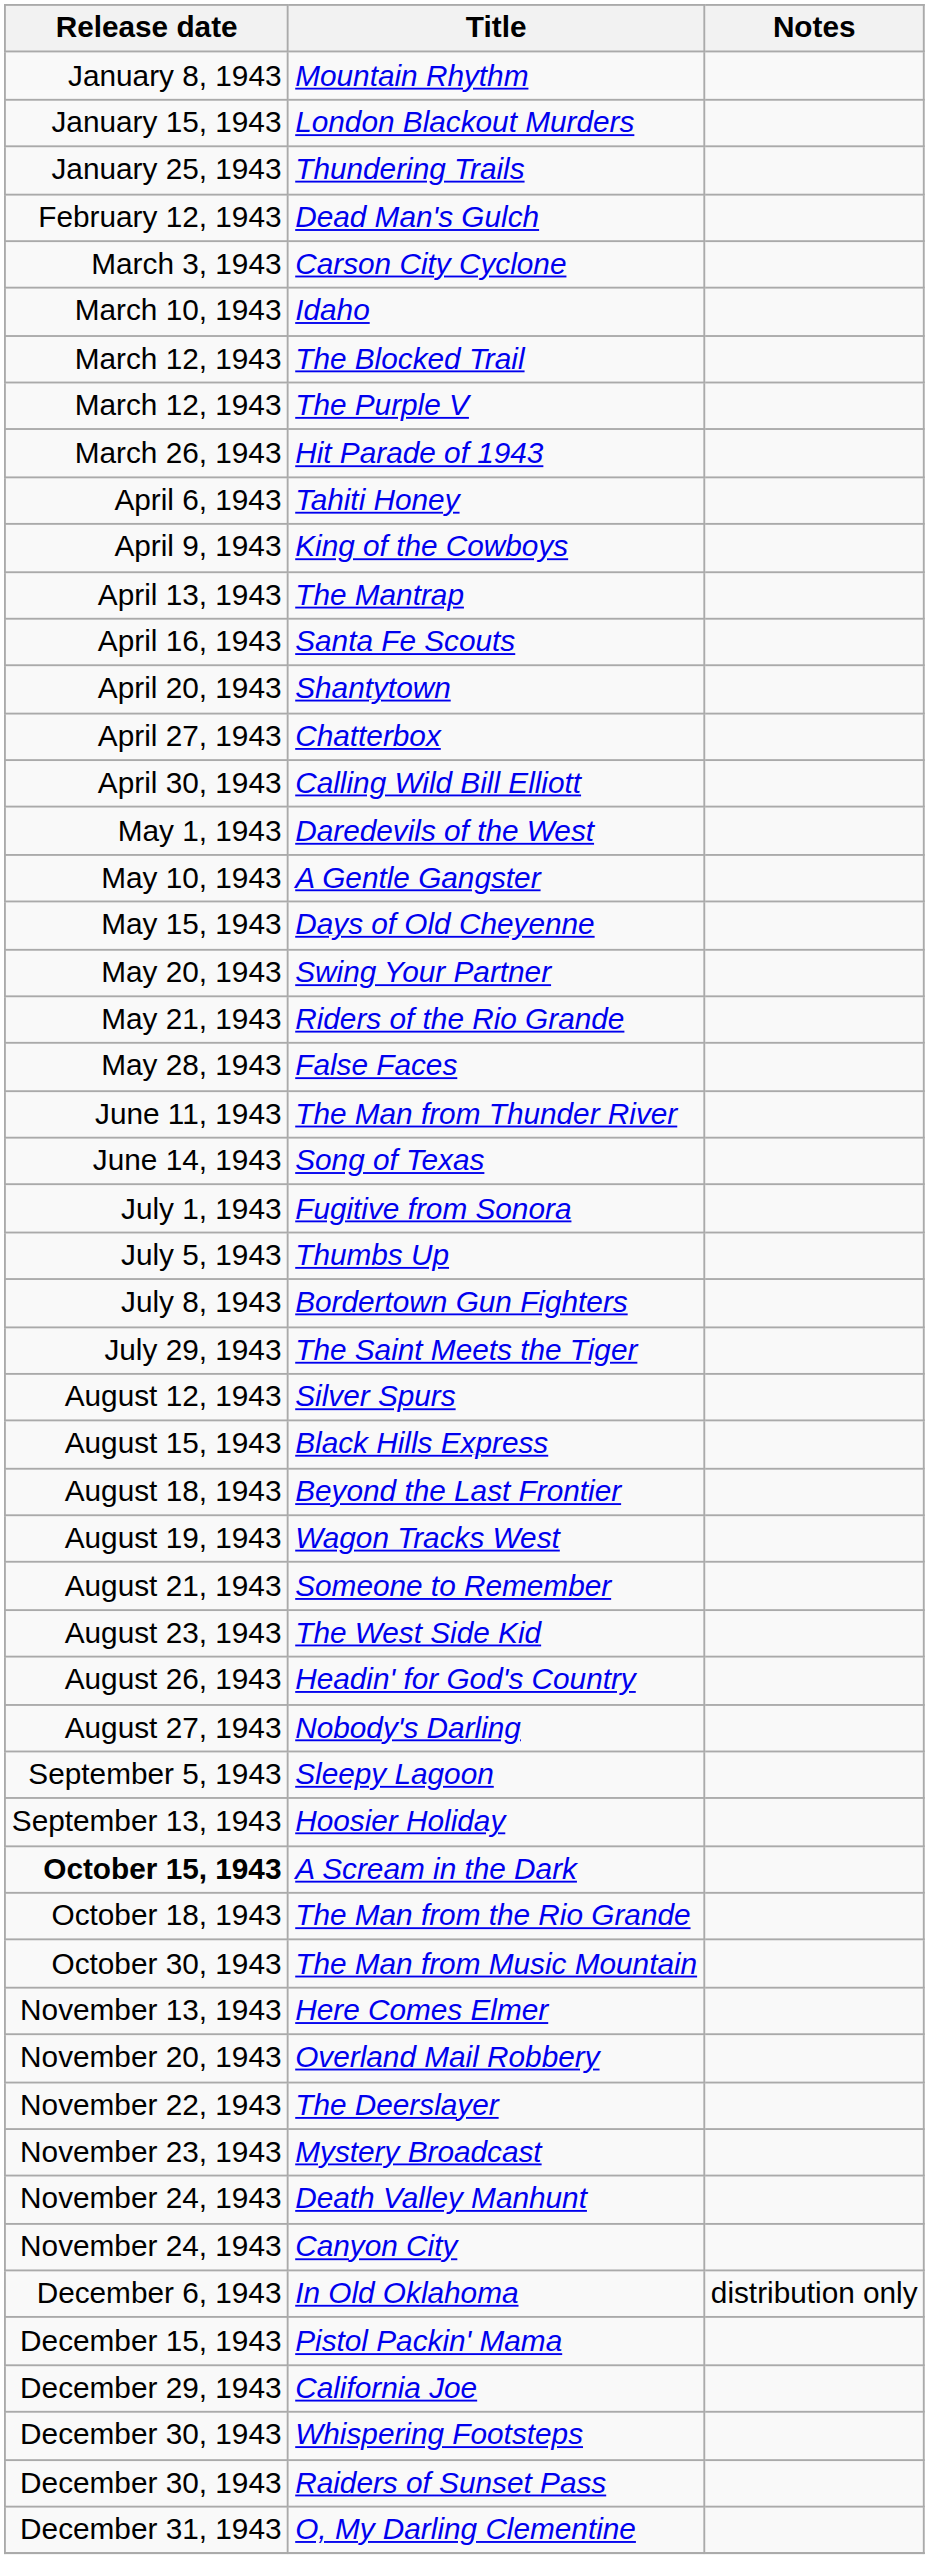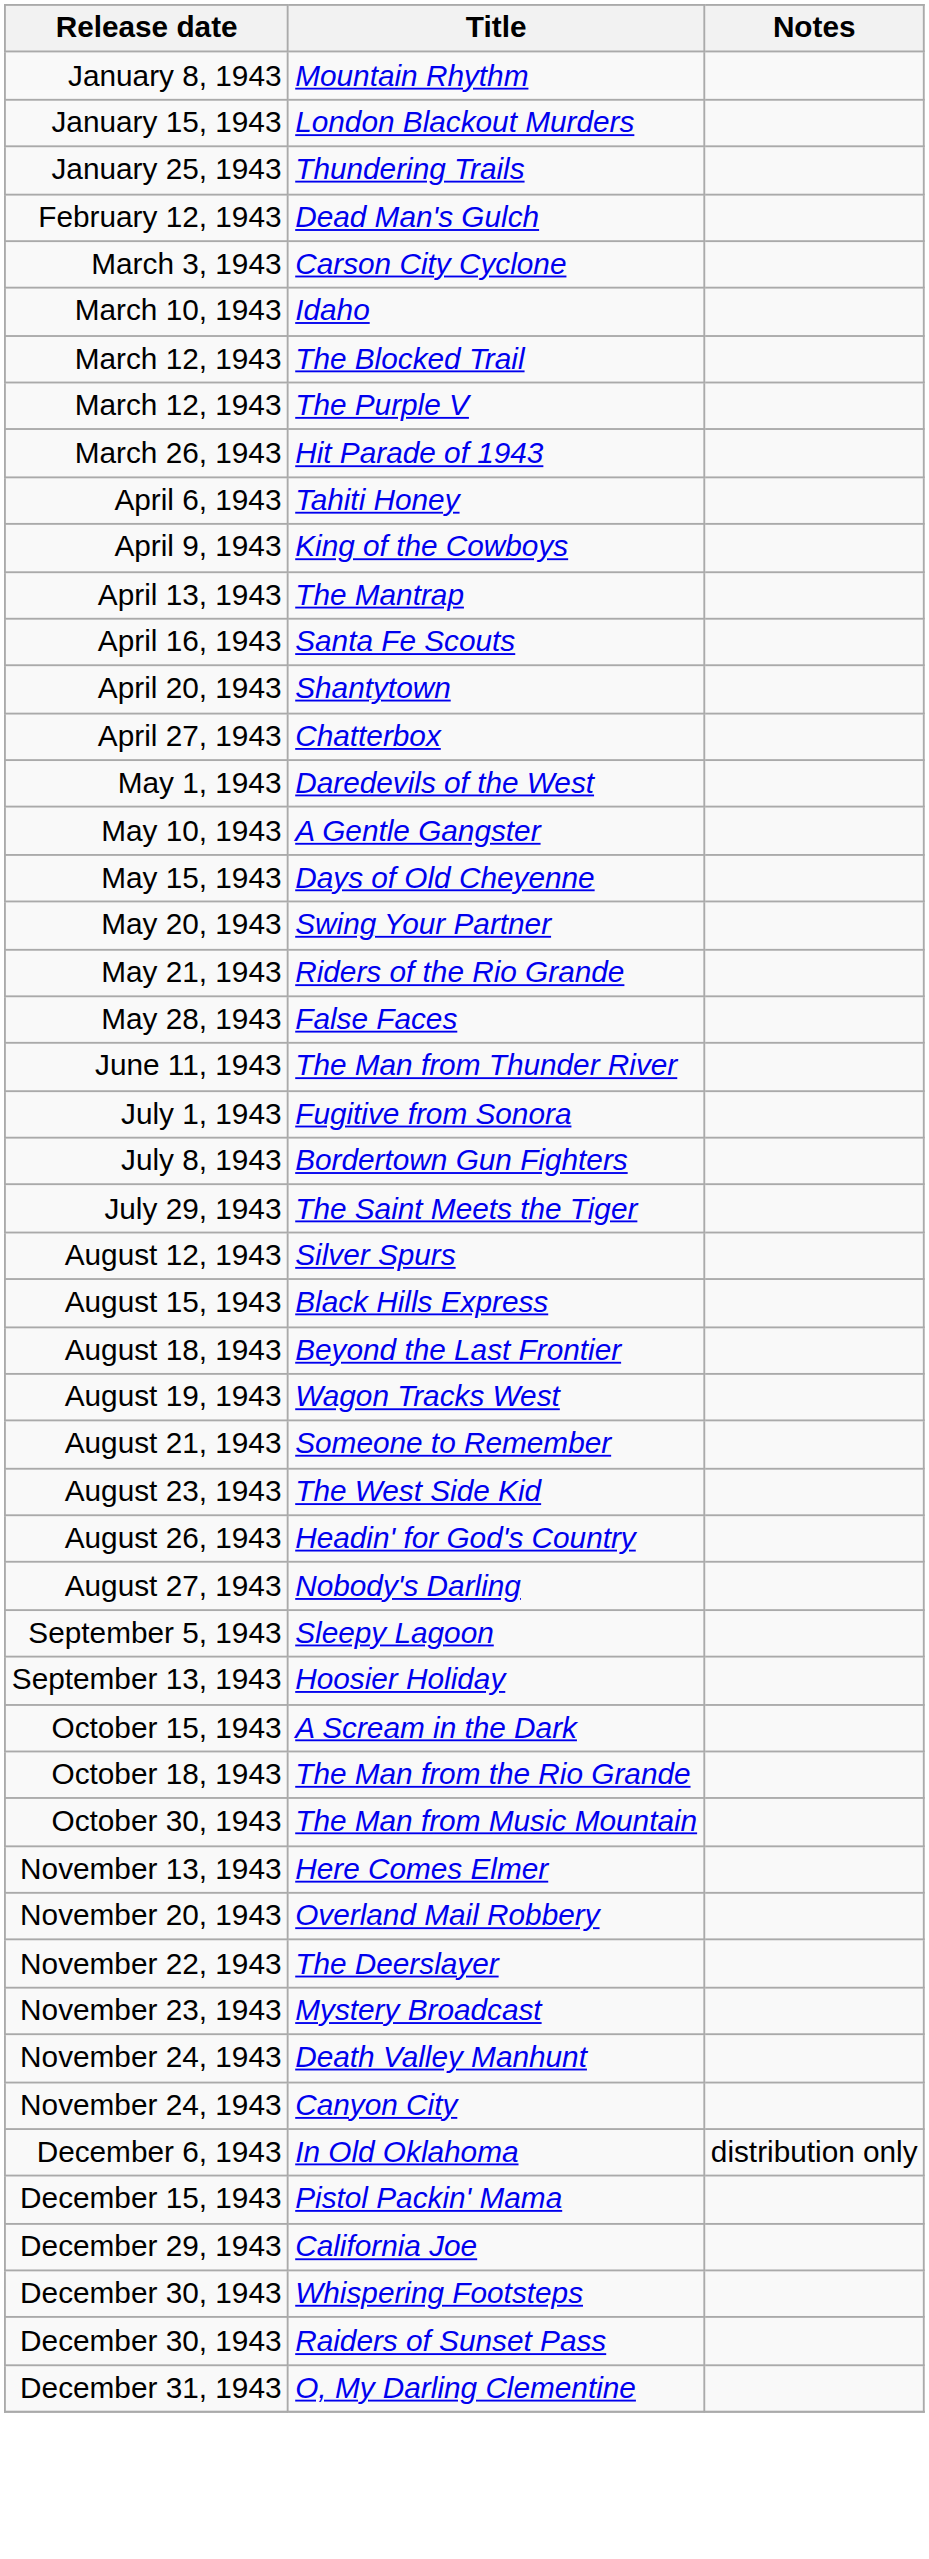- row: (438, 783)
- row: (390, 1160)
- row: (372, 1255)
(162, 1868) bold -> (167, 1727) normal
